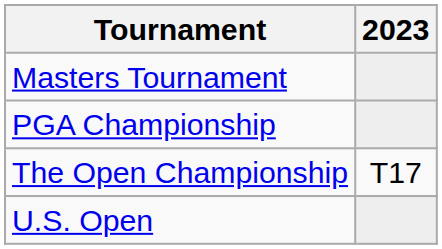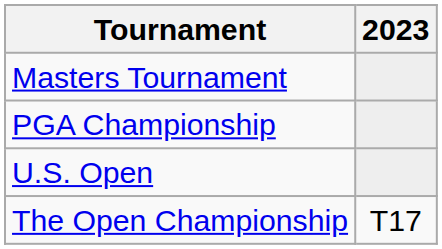rows swapped: (83, 221) <-> (180, 173)
